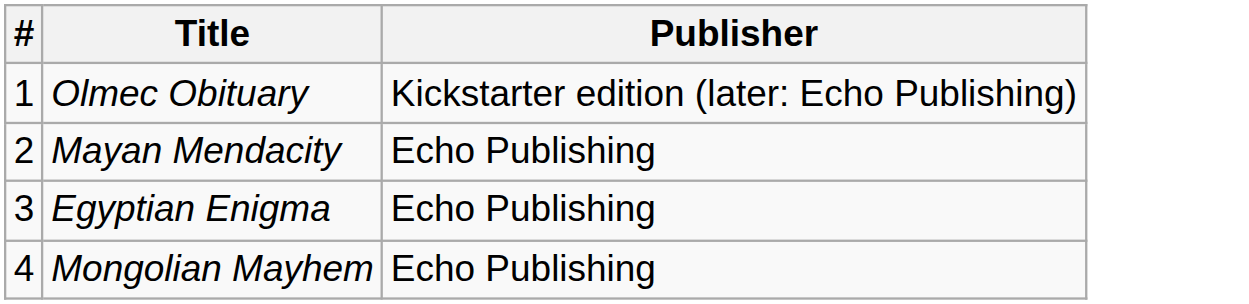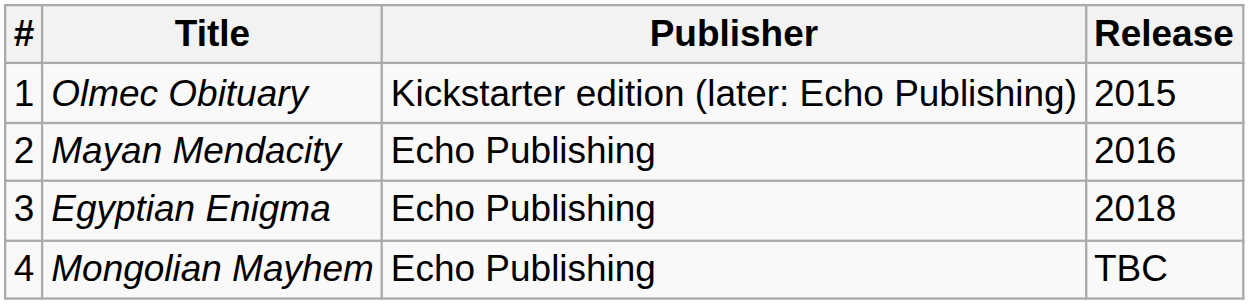+ column: (1164, 33)
